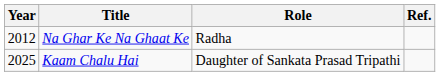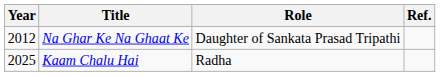(213, 37) Radha -> (298, 37) Daughter of Sankata Prasad Tripathi
(298, 60) Daughter of Sankata Prasad Tripathi -> (213, 60) Radha
